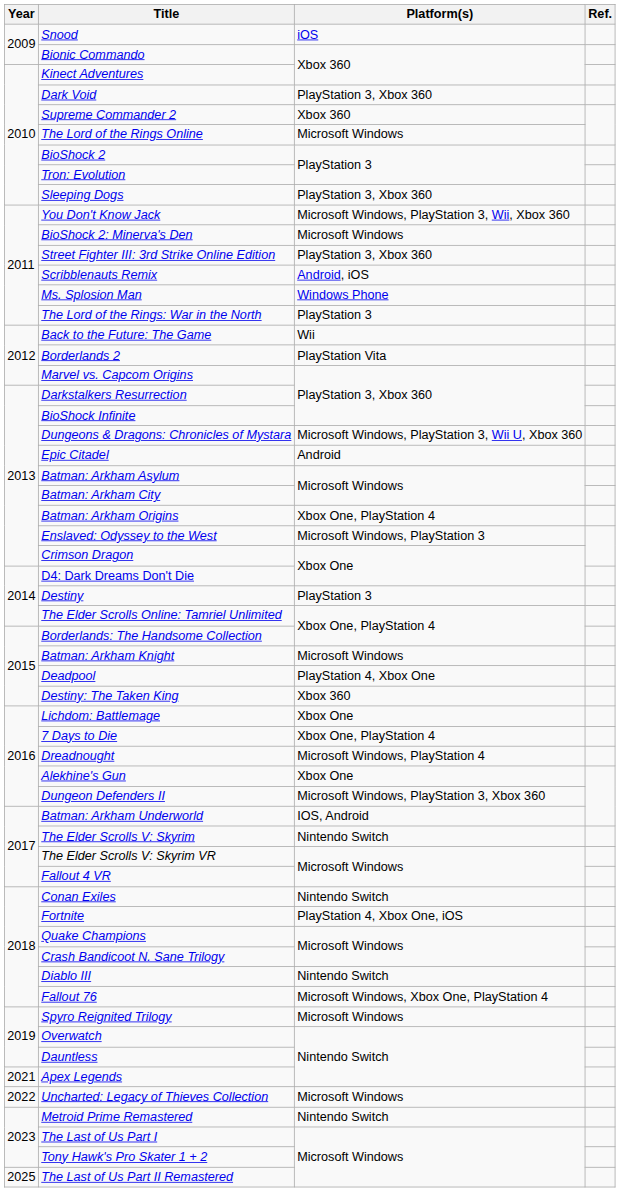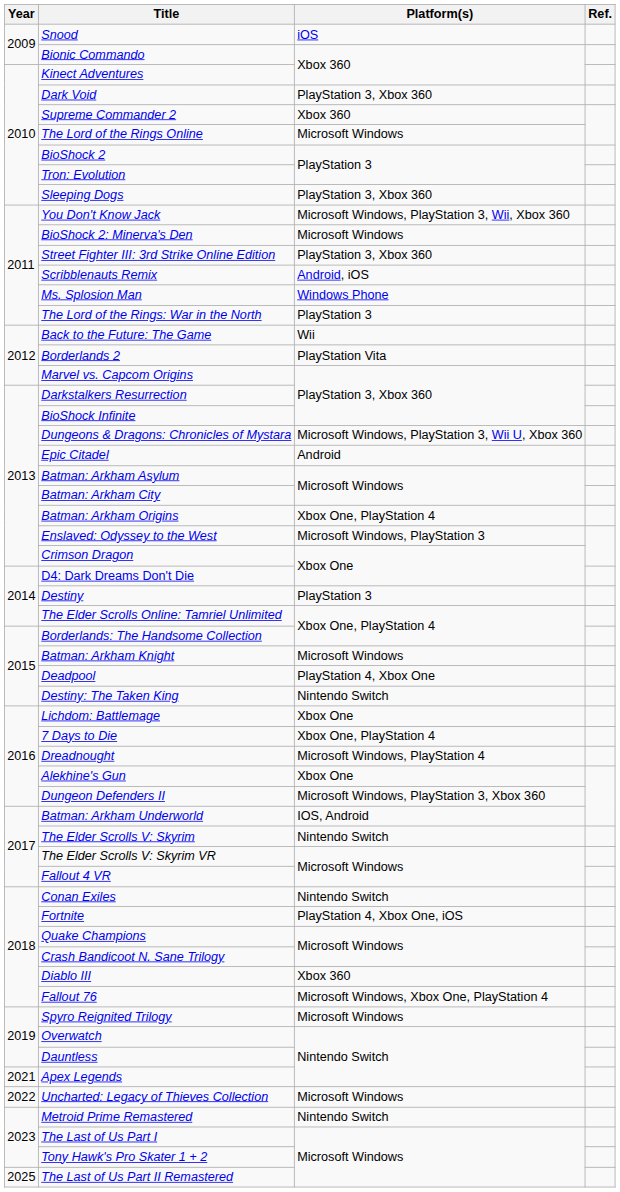(324, 696) Xbox 360 -> (343, 696) Nintendo Switch
(343, 976) Nintendo Switch -> (324, 976) Xbox 360
